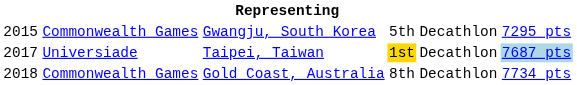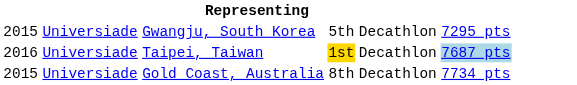(120, 32) Commonwealth Games -> (90, 32) Universiade
(21, 53) 2017 -> (21, 53) 2016
(21, 74) 2018 -> (21, 74) 2015
(120, 74) Commonwealth Games -> (90, 74) Universiade
